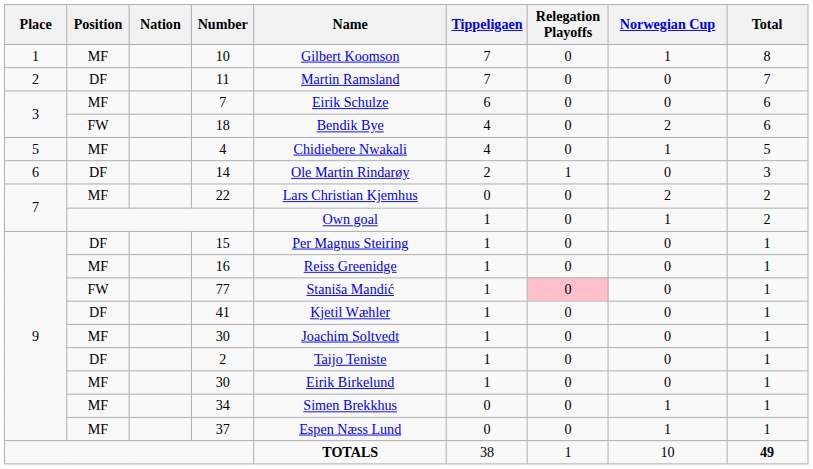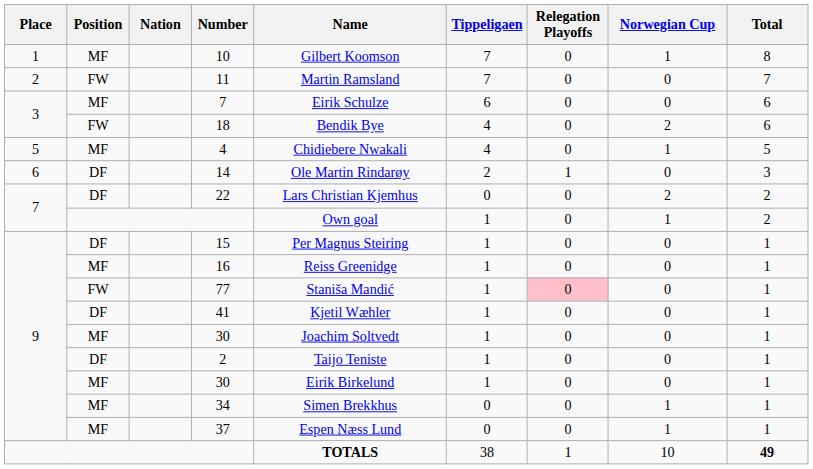(98, 79) DF -> (98, 79) FW
(98, 196) MF -> (98, 196) DF
